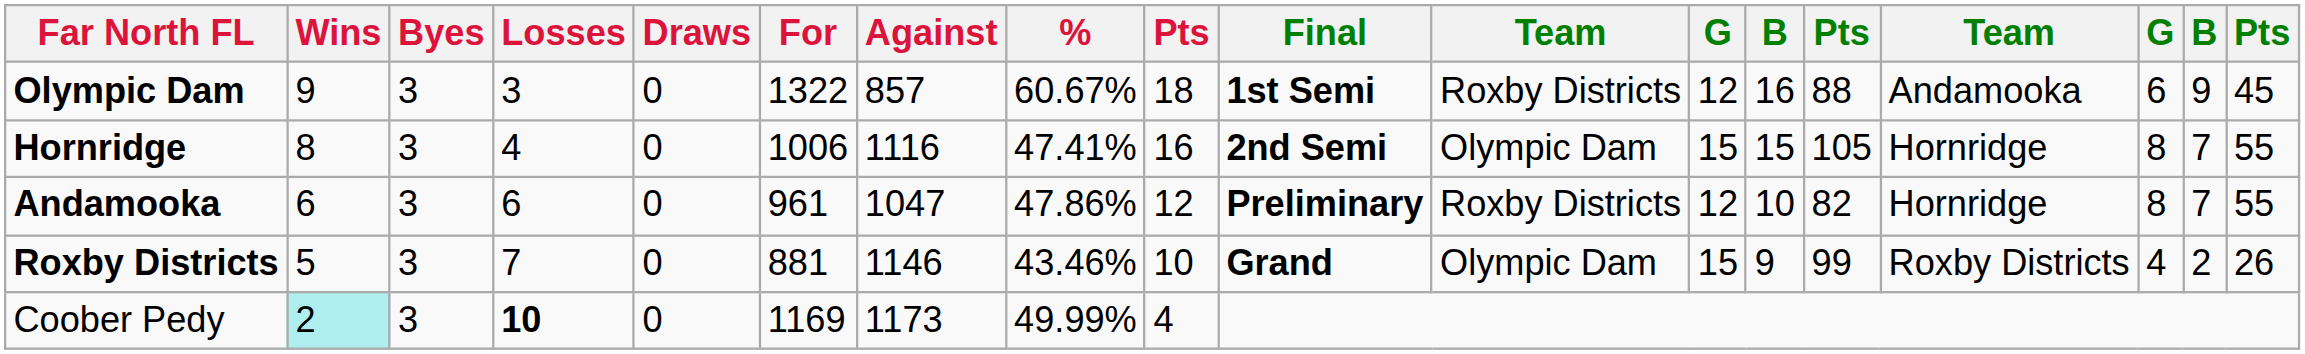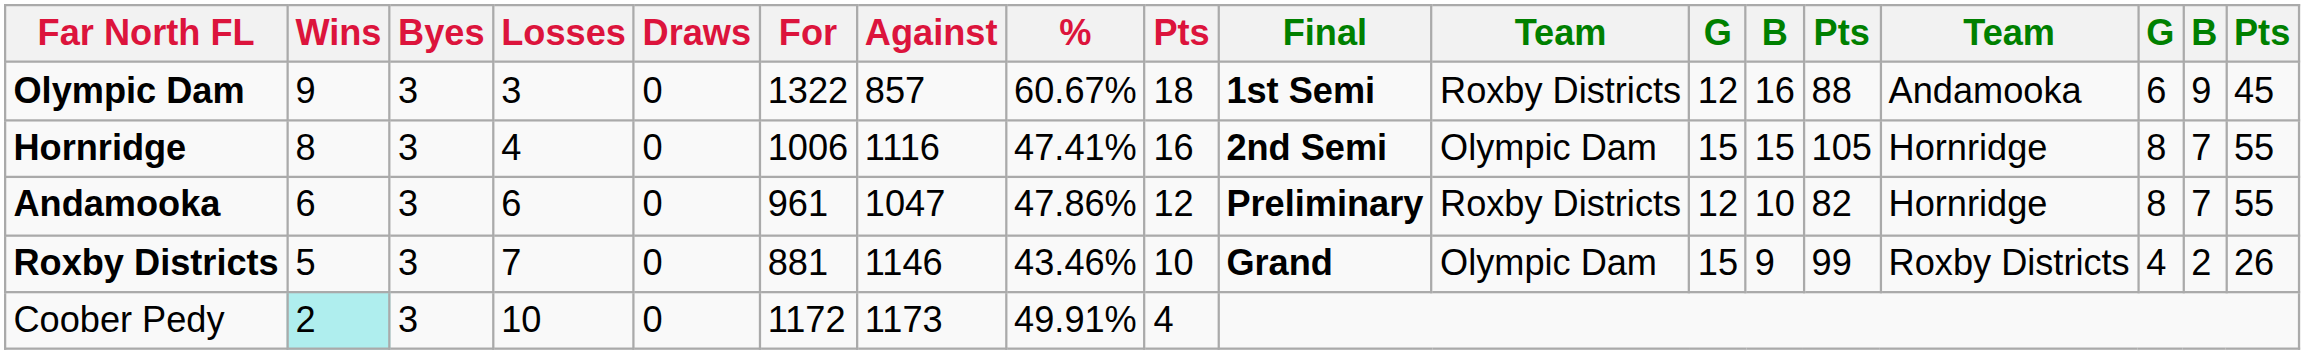(521, 319) bold -> (521, 319) normal
(807, 319) 1169 -> (807, 319) 1172
(1075, 319) 49.99% -> (1075, 319) 49.91%
